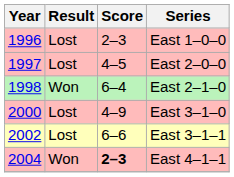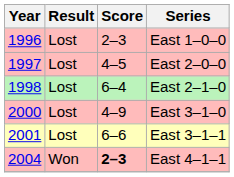(64, 87) Won -> (63, 87) Lost
(25, 135) 2002 -> (25, 135) 2001
